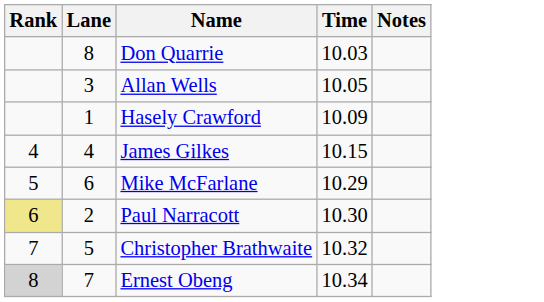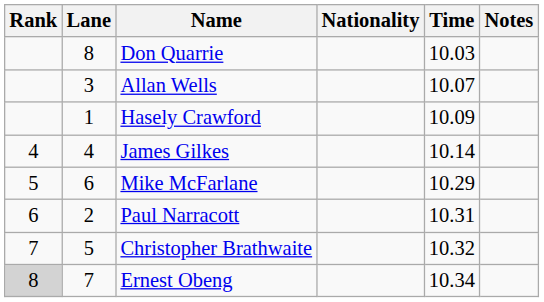+ column: (370, 20)
(345, 85) 10.05 -> (452, 85) 10.07
(345, 150) 10.15 -> (452, 150) 10.14
(33, 215) khaki background -> (33, 215) no background
(345, 215) 10.30 -> (452, 215) 10.31
